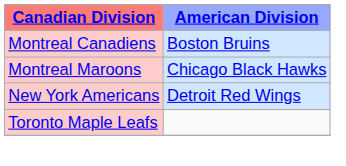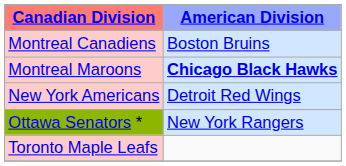(247, 69) normal -> (252, 69) bold
+ row: (75, 122)
